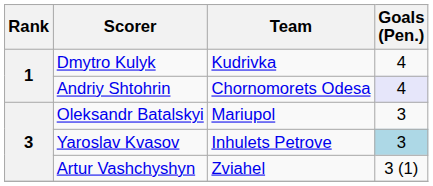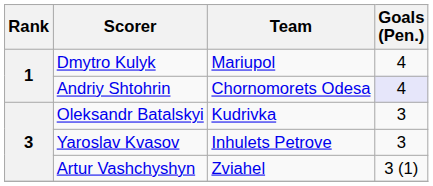(244, 62) Kudrivka -> (243, 62) Mariupol
(243, 115) Mariupol -> (244, 115) Kudrivka
(401, 141) lightblue background -> (401, 141) no background
